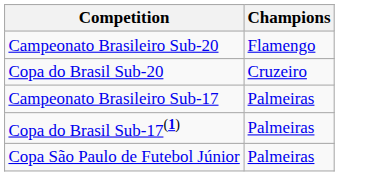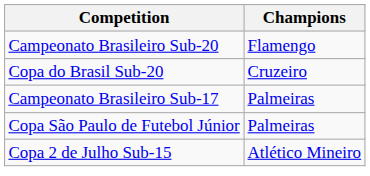- row: (94, 127)
+ row: (90, 152)
